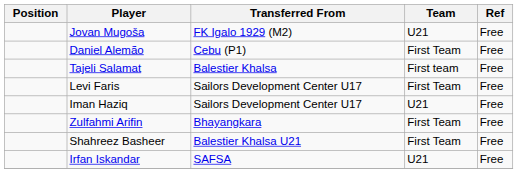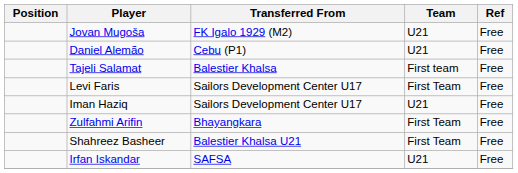(434, 50) First Team -> (418, 50) U21
